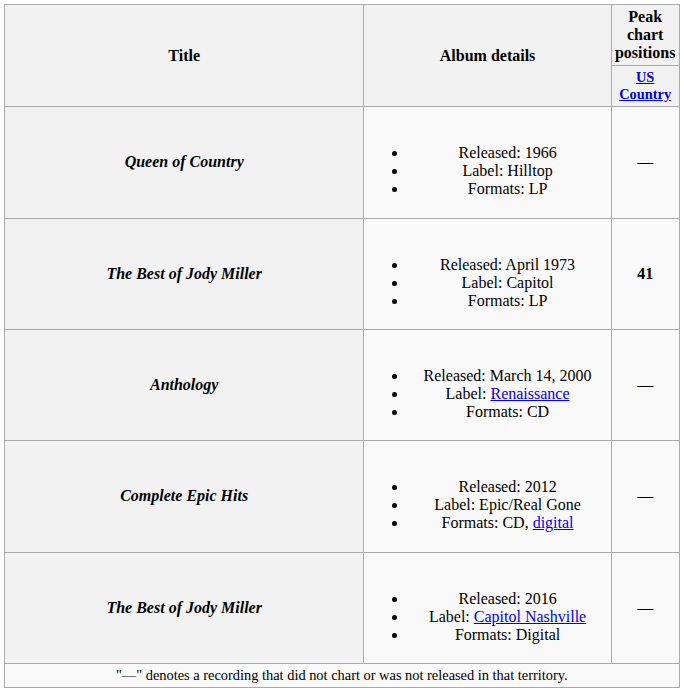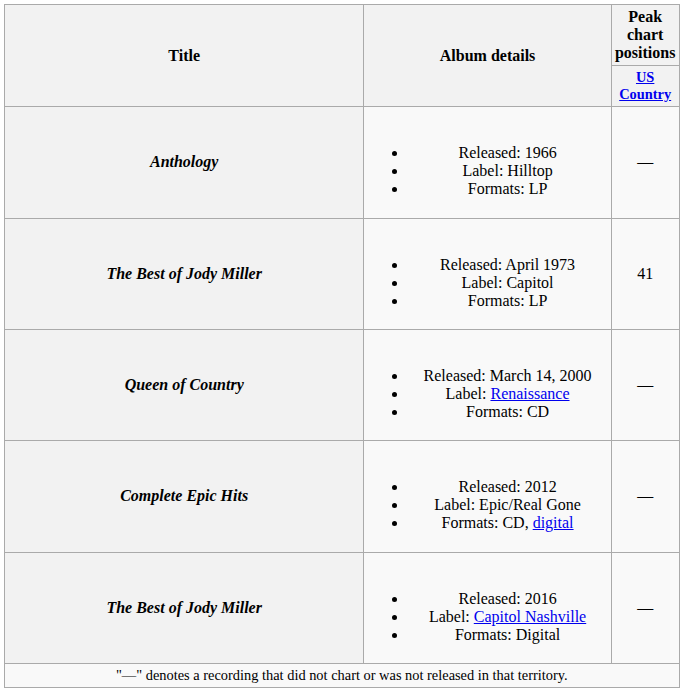(184, 162) Queen of Country -> (184, 162) Anthology
(645, 273) bold -> (645, 273) normal
(184, 385) Anthology -> (184, 385) Queen of Country
